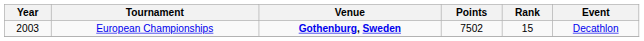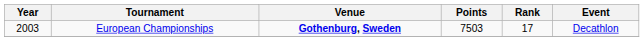(472, 29) 7502 -> (472, 29) 7503
(527, 29) 15 -> (527, 29) 17
